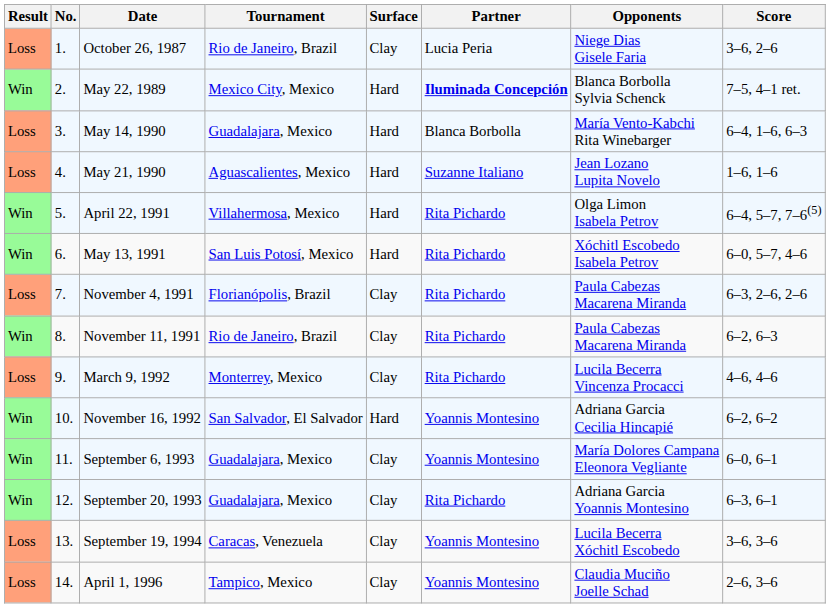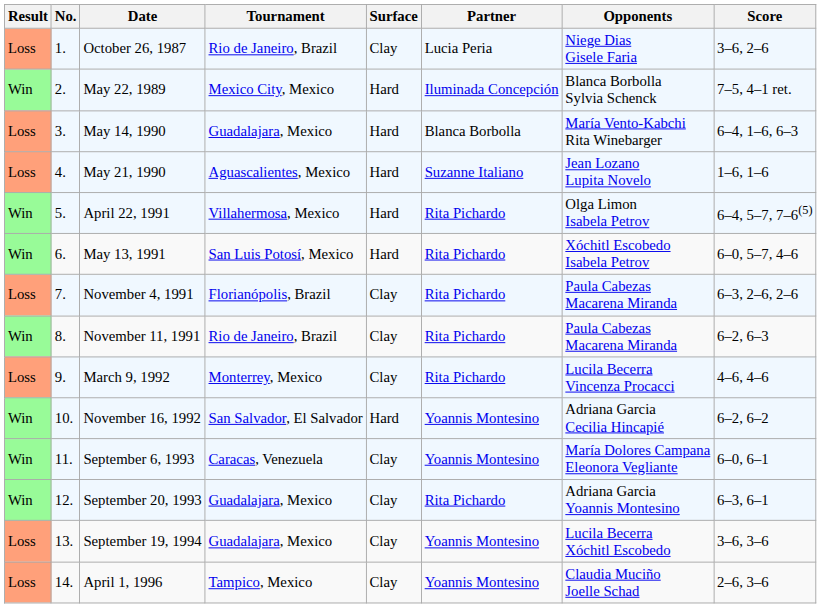(496, 89) bold -> (492, 89) normal
(270, 458) Guadalajara, Mexico -> (266, 458) Caracas, Venezuela
(266, 540) Caracas, Venezuela -> (270, 540) Guadalajara, Mexico
